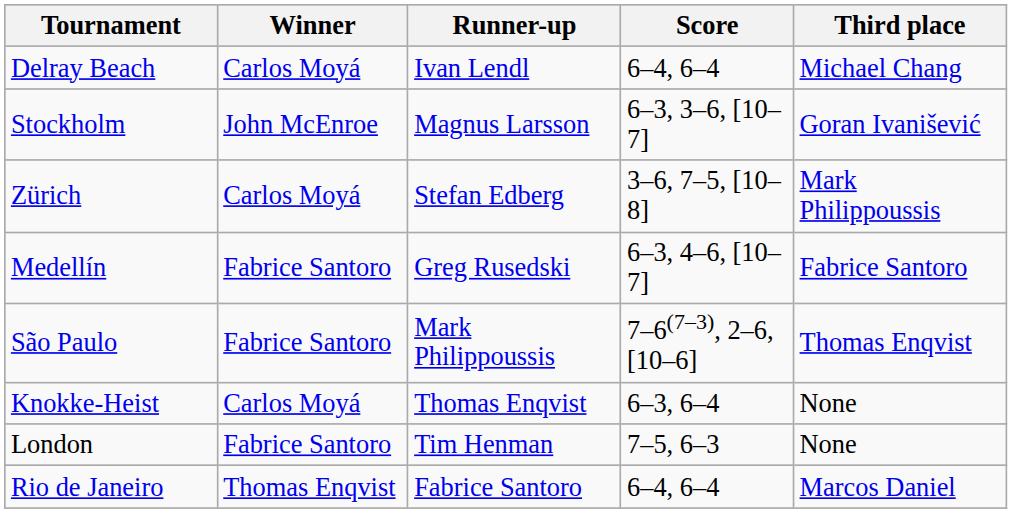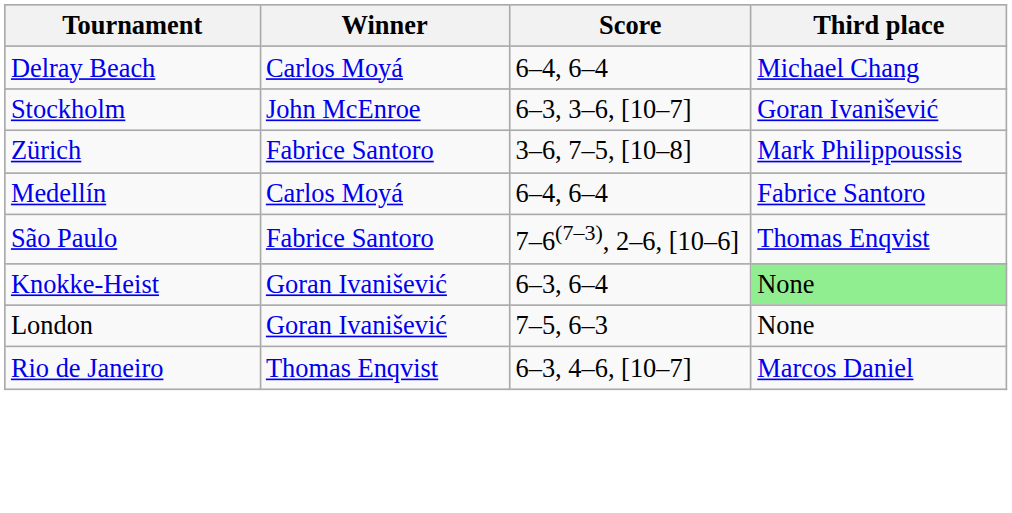- column: (514, 25)
(292, 195) Carlos Moyá -> (350, 151) Fabrice Santoro
(307, 267) Fabrice Santoro -> (334, 192) Carlos Moyá
(704, 267) 6–3, 4–6, [10–7] -> (562, 192) 6–4, 6–4
(292, 402) Carlos Moyá -> (356, 283) Goran Ivanišević
(828, 402) no background -> (786, 283) lightgreen background
(307, 444) Fabrice Santoro -> (356, 325) Goran Ivanišević
(673, 486) 6–4, 6–4 -> (603, 367) 6–3, 4–6, [10–7]
